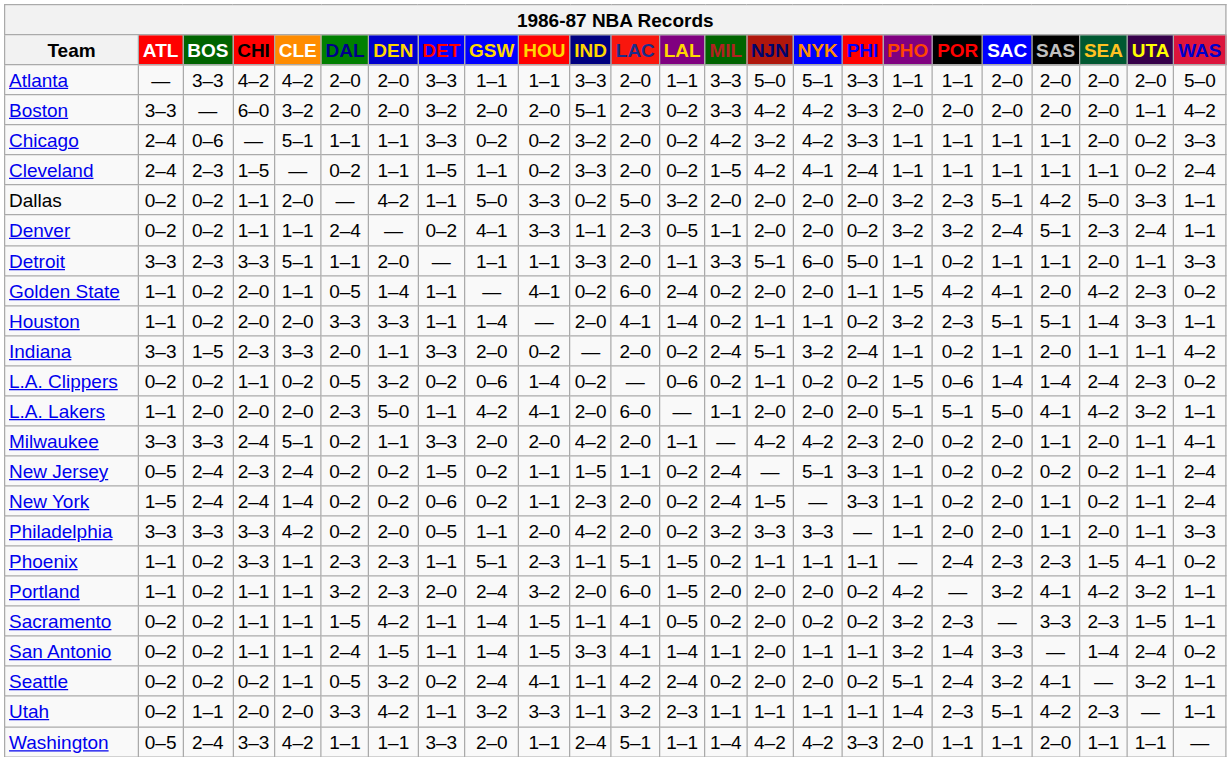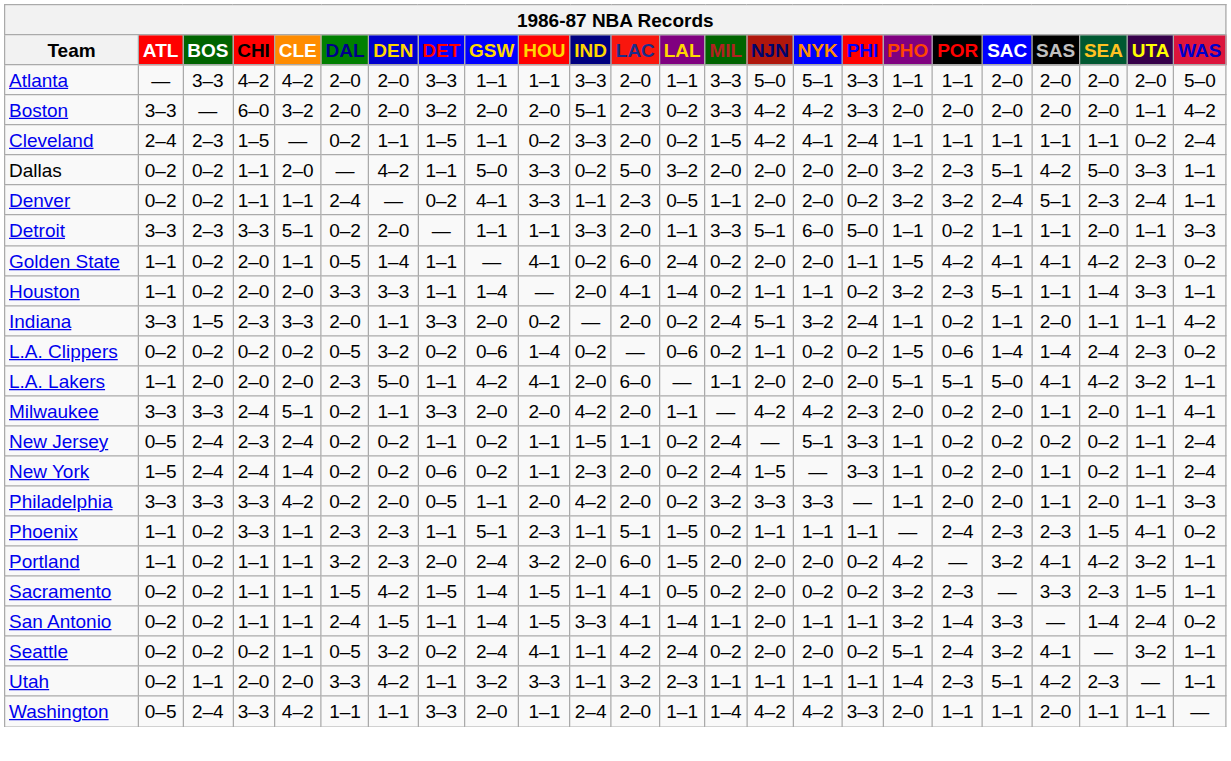- row: (44, 140)
(345, 260) 1–1 -> (345, 230) 0–2
(1056, 291) 2–0 -> (1056, 260) 4–1
(1056, 321) 5–1 -> (1056, 291) 1–1
(254, 381) 1–1 -> (254, 351) 0–2
(441, 471) 1–5 -> (441, 441) 1–1
(441, 621) 1–1 -> (441, 591) 1–5
(635, 742) 5–1 -> (635, 712) 2–0
